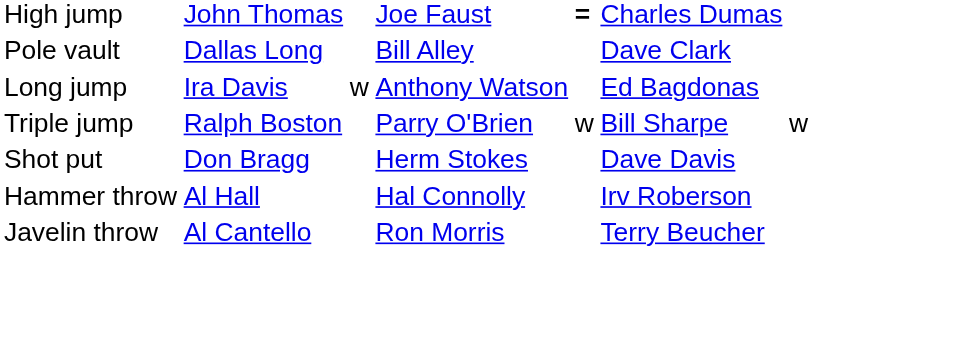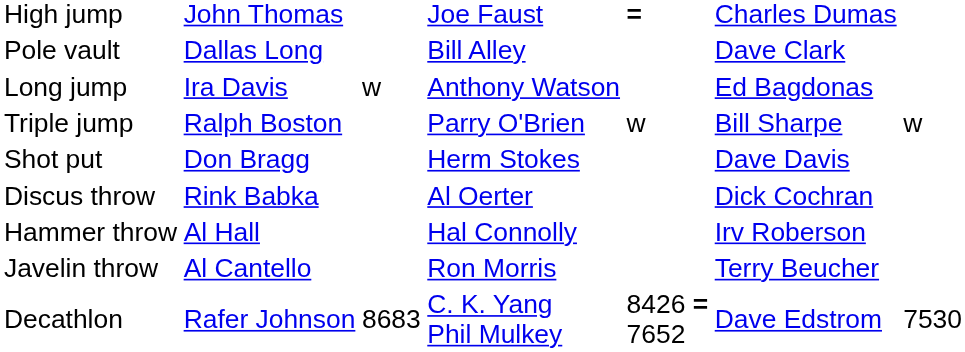+ row: (80, 195)
+ row: (63, 319)
